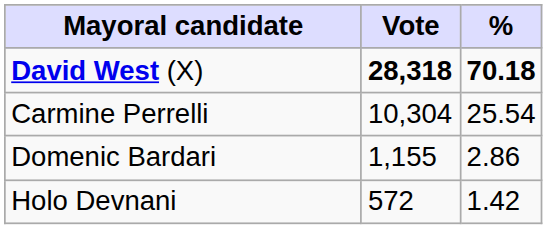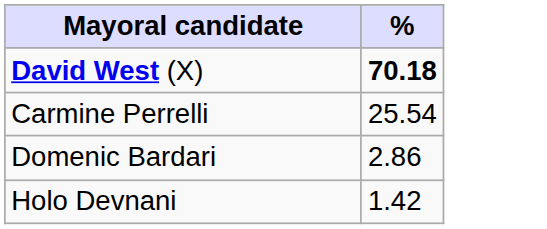- column: (411, 26)
